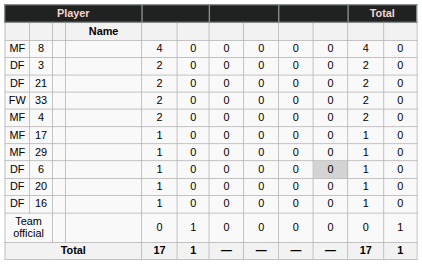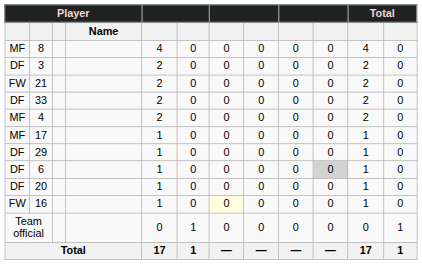(17, 83) DF -> (17, 83) FW
(17, 100) FW -> (17, 100) DF
(17, 152) MF -> (17, 152) DF
(17, 204) DF -> (17, 204) FW
(227, 204) no background -> (227, 204) lightyellow background
